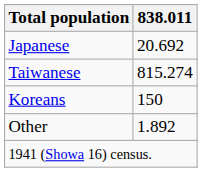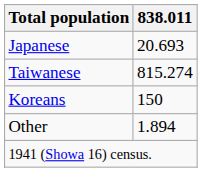(161, 45) 20.692 -> (161, 45) 20.693
(156, 126) 1.892 -> (156, 126) 1.894
